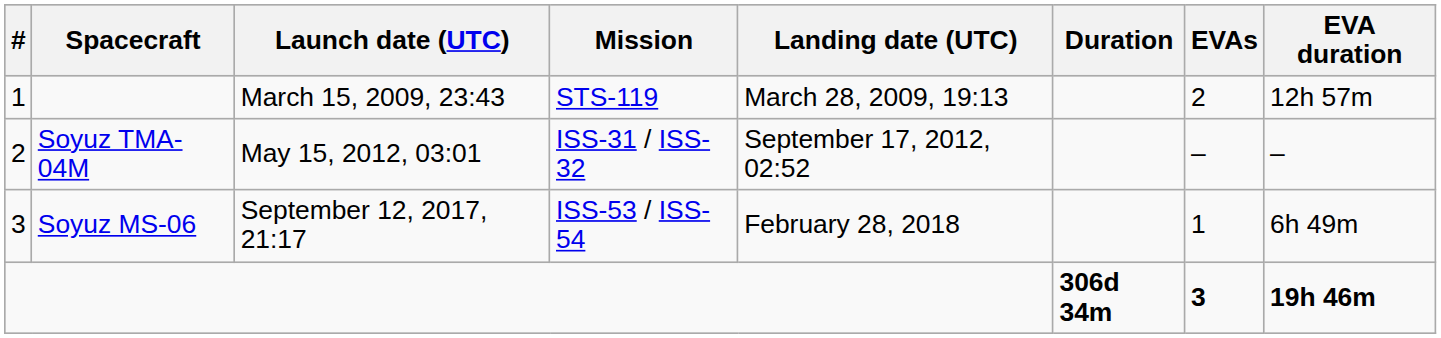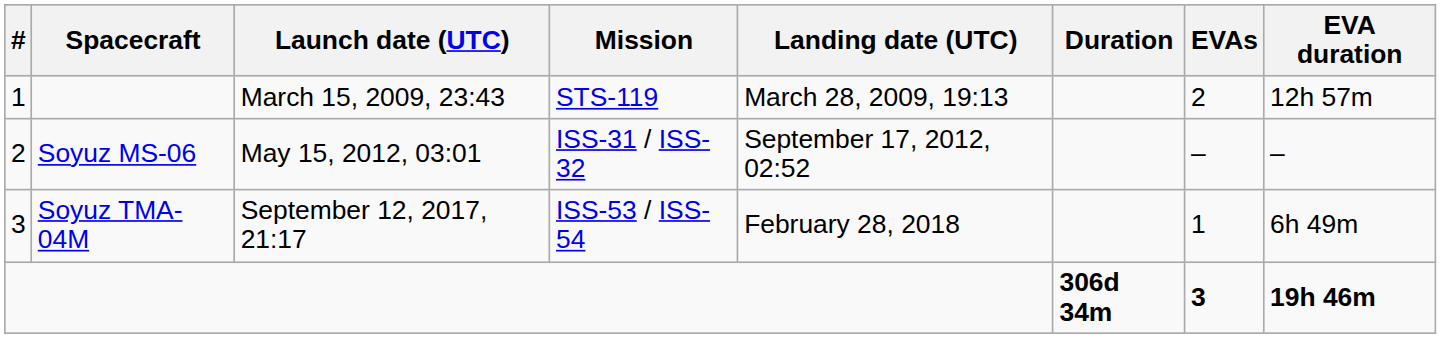(110, 153) Soyuz TMA-04M -> (117, 153) Soyuz MS-06
(117, 225) Soyuz MS-06 -> (110, 225) Soyuz TMA-04M
